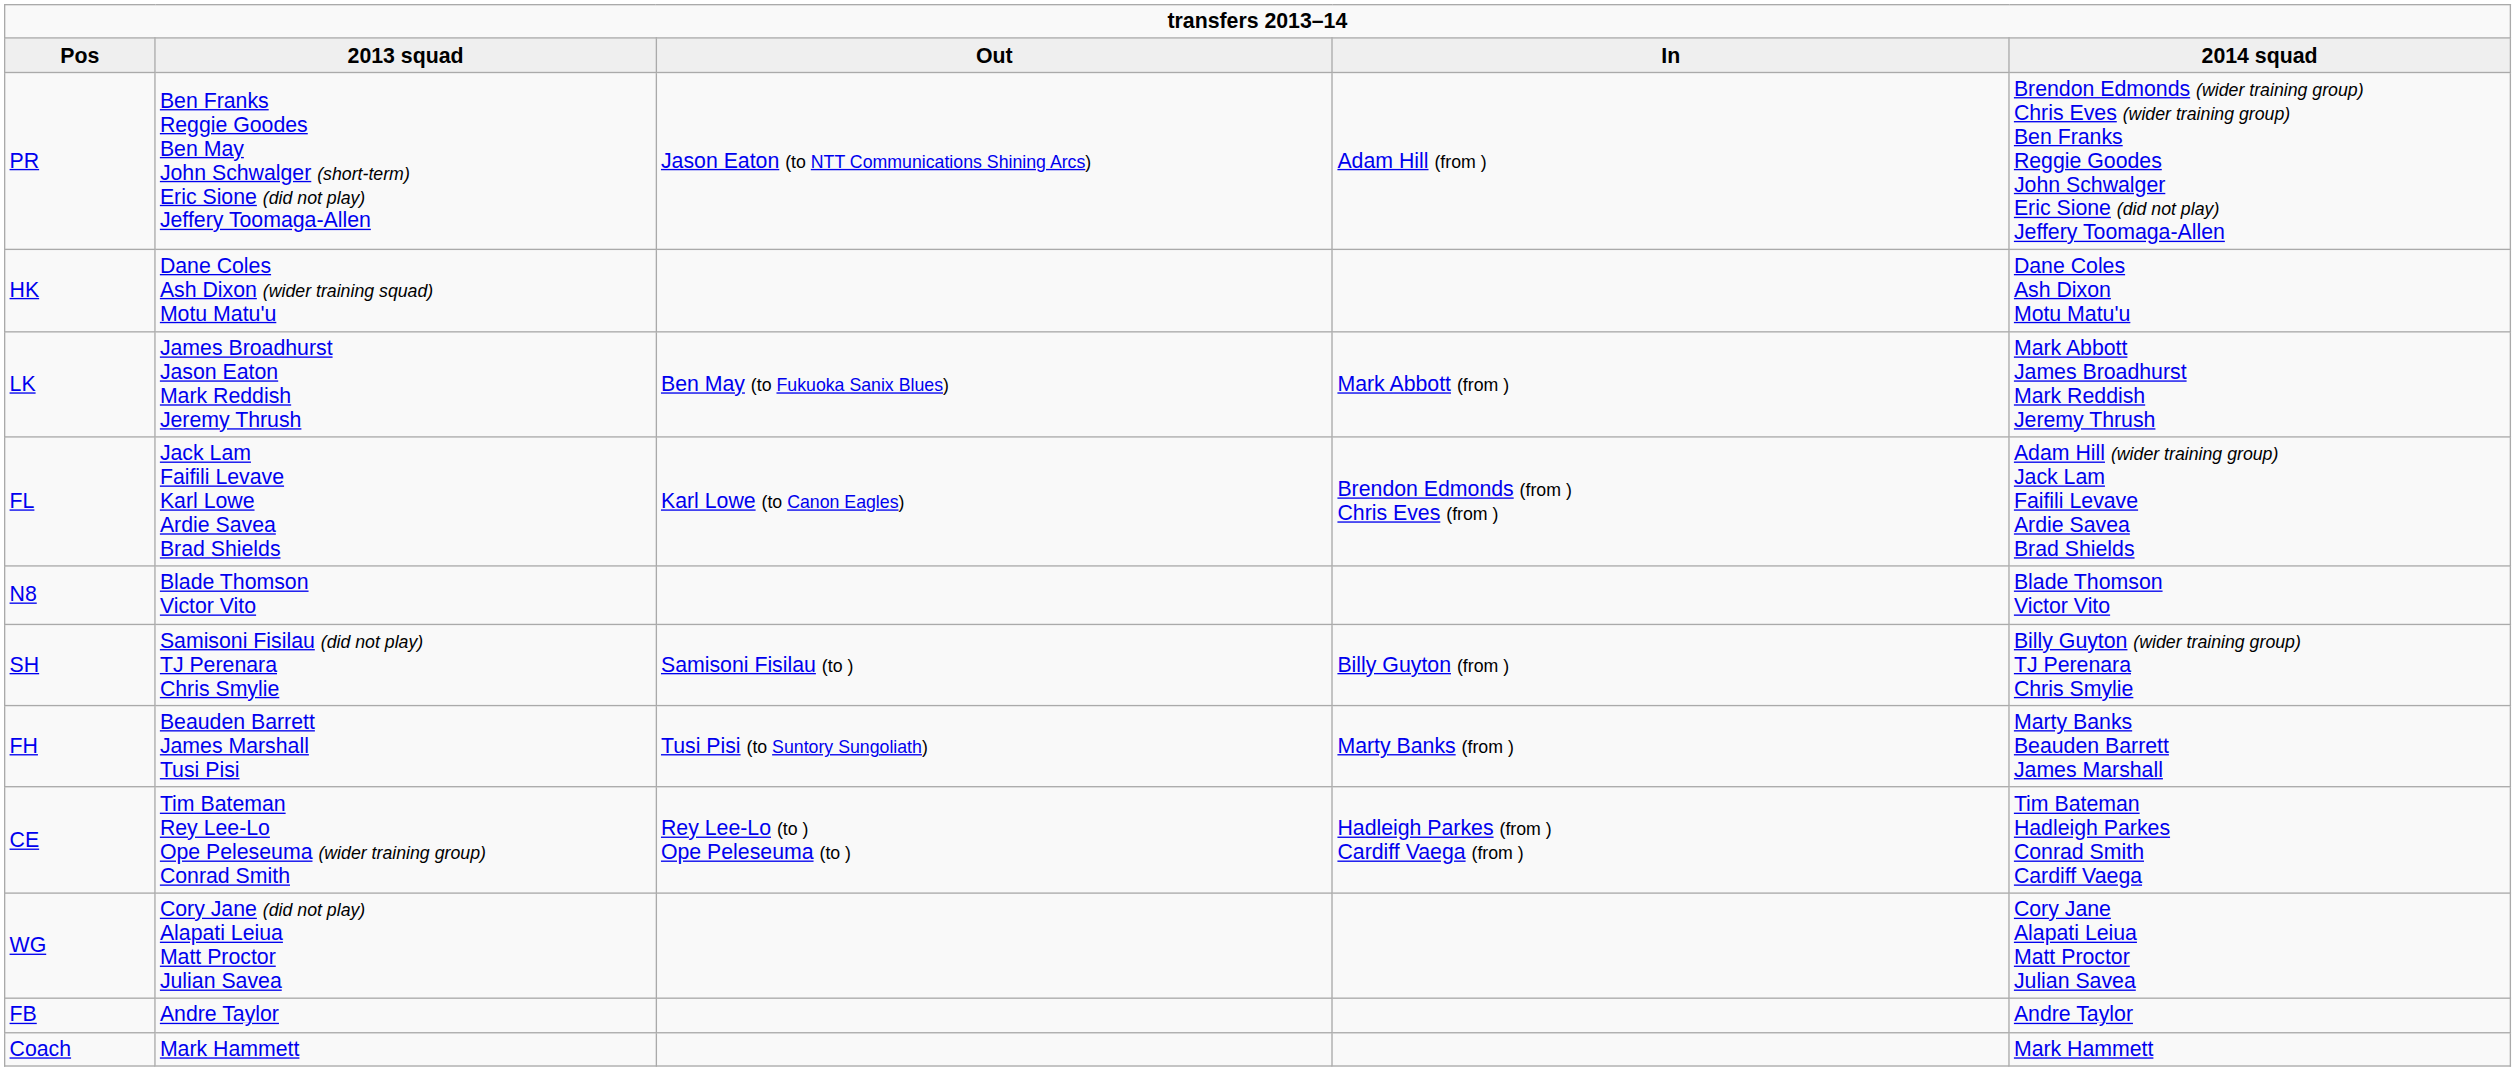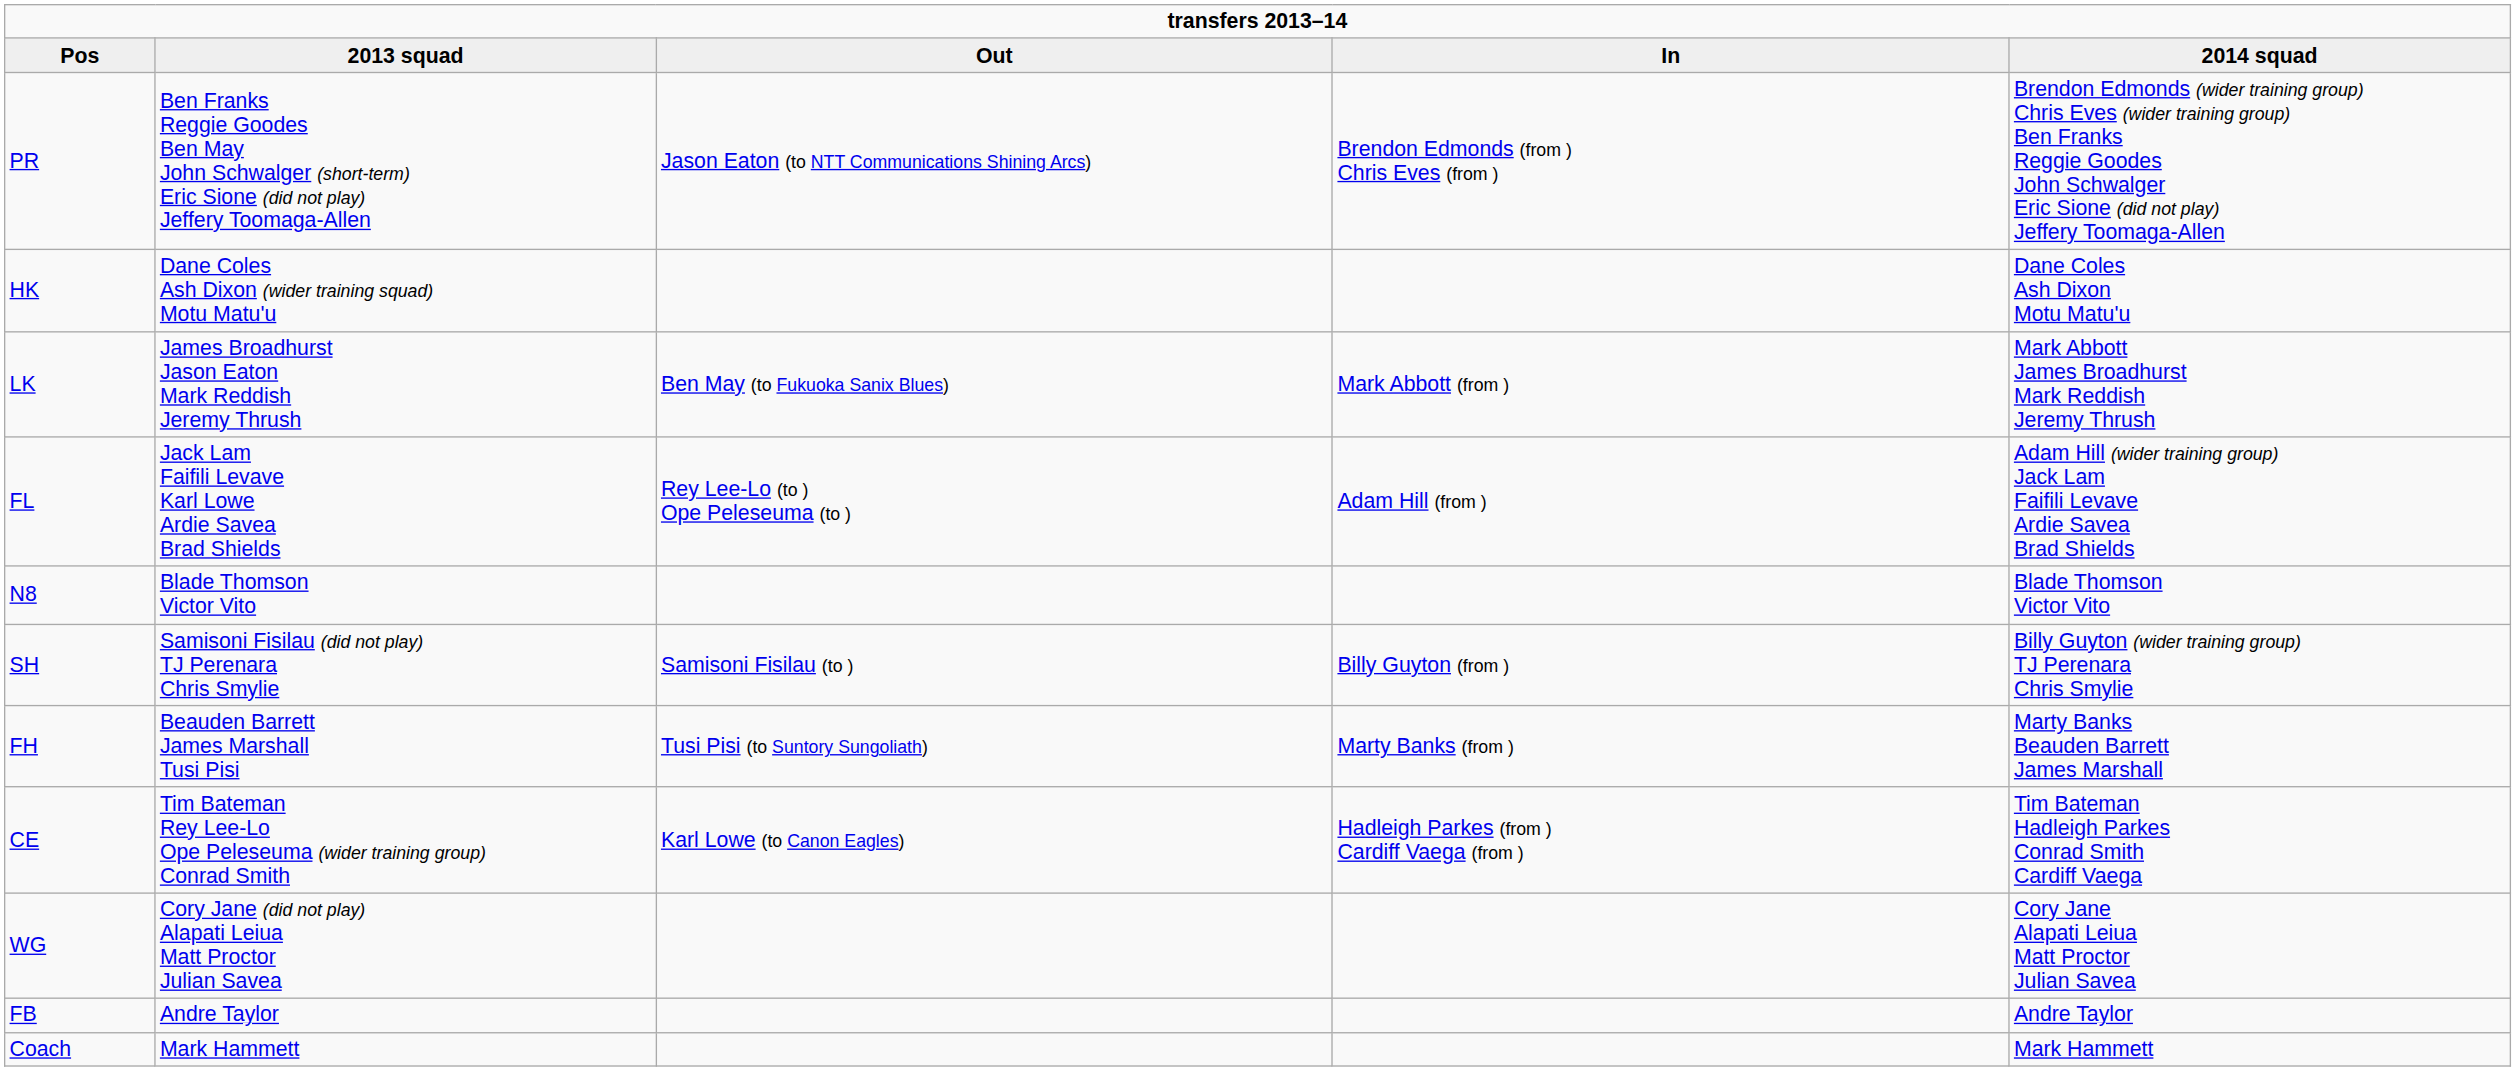(1412, 160) Adam Hill (from ) -> (1455, 160) Brendon Edmonds (from ) Chris Eves (from )
(783, 501) Karl Lowe (to Canon Eagles) -> (756, 501) Rey Lee-Lo (to ) Ope Peleseuma (to )
(1455, 501) Brendon Edmonds (from ) Chris Eves (from ) -> (1412, 501) Adam Hill (from )
(756, 839) Rey Lee-Lo (to ) Ope Peleseuma (to ) -> (783, 839) Karl Lowe (to Canon Eagles)
